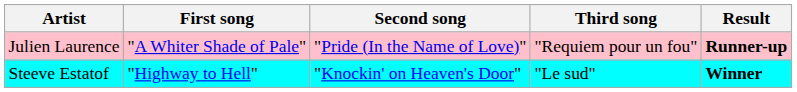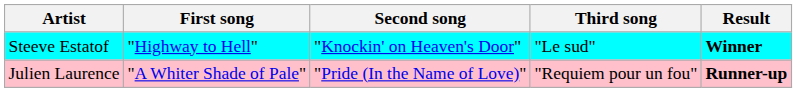rows swapped: (64, 45) <-> (59, 73)
